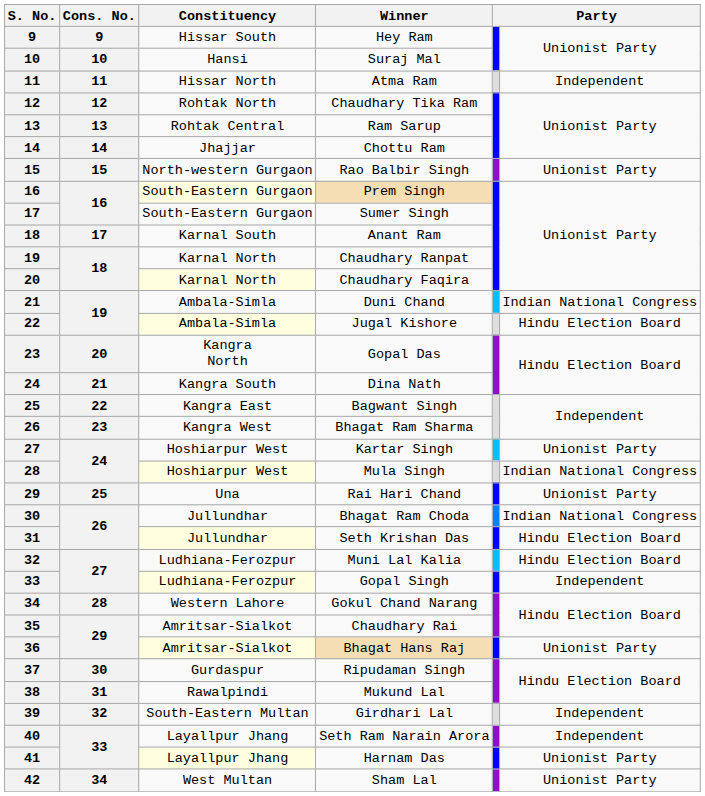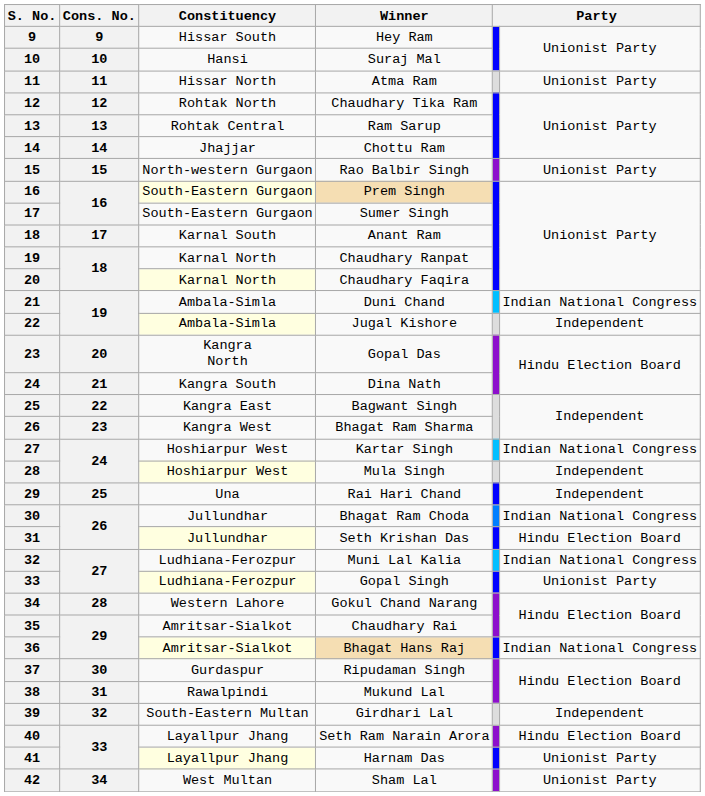(600, 82) Independent -> (600, 82) Unionist Party
(600, 324) Hindu Election Board -> (600, 324) Independent
(600, 450) Unionist Party -> (600, 450) Indian National Congress
(600, 472) Indian National Congress -> (600, 472) Independent
(600, 494) Unionist Party -> (600, 494) Independent
(600, 560) Hindu Election Board -> (600, 560) Indian National Congress
(600, 582) Independent -> (600, 582) Unionist Party
(600, 648) Unionist Party -> (600, 648) Indian National Congress
(600, 736) Independent -> (600, 736) Hindu Election Board
